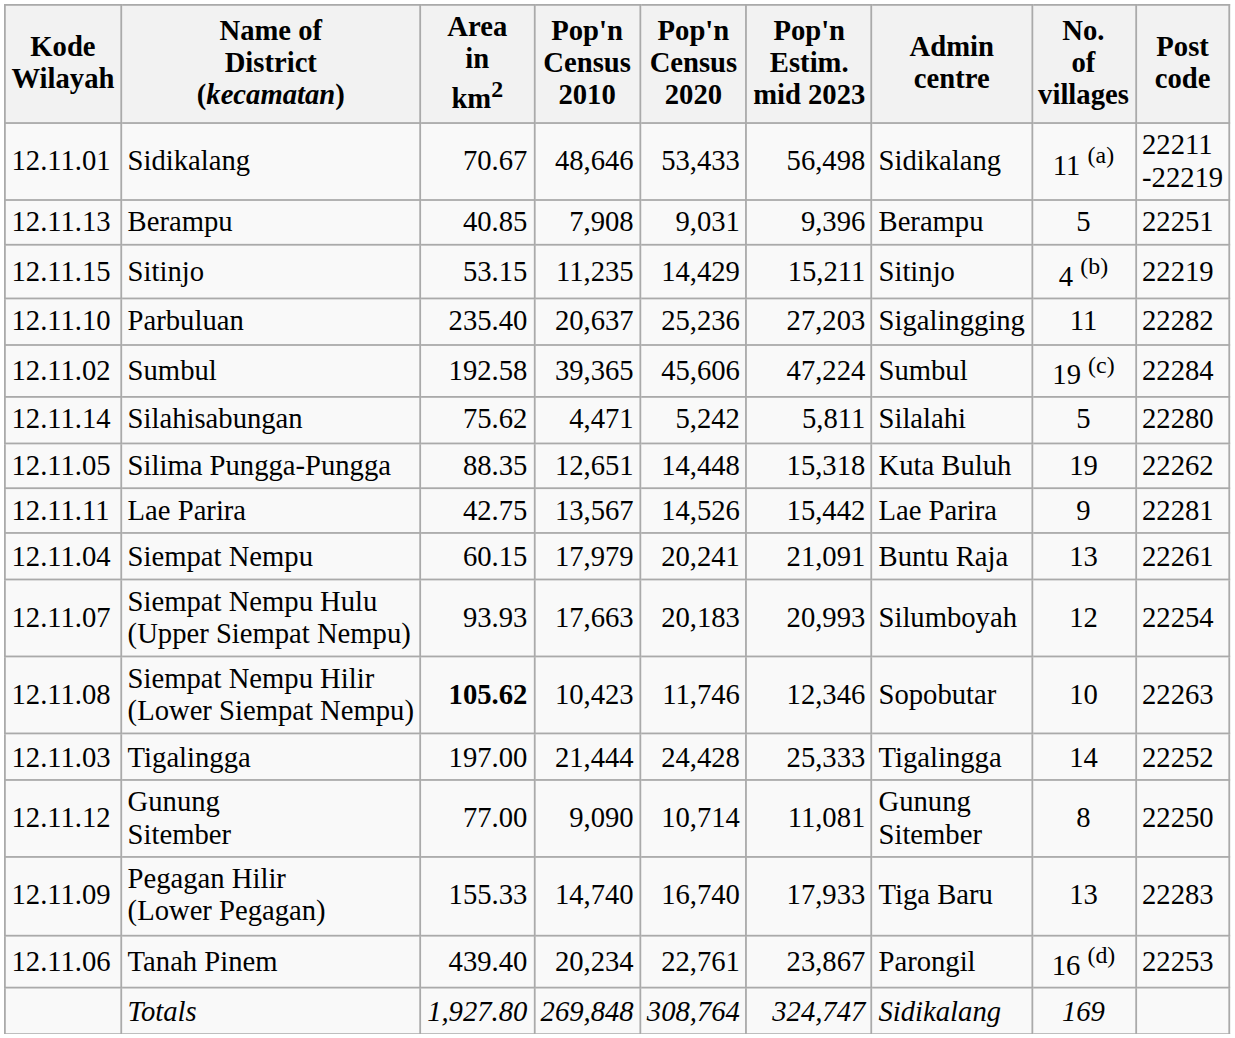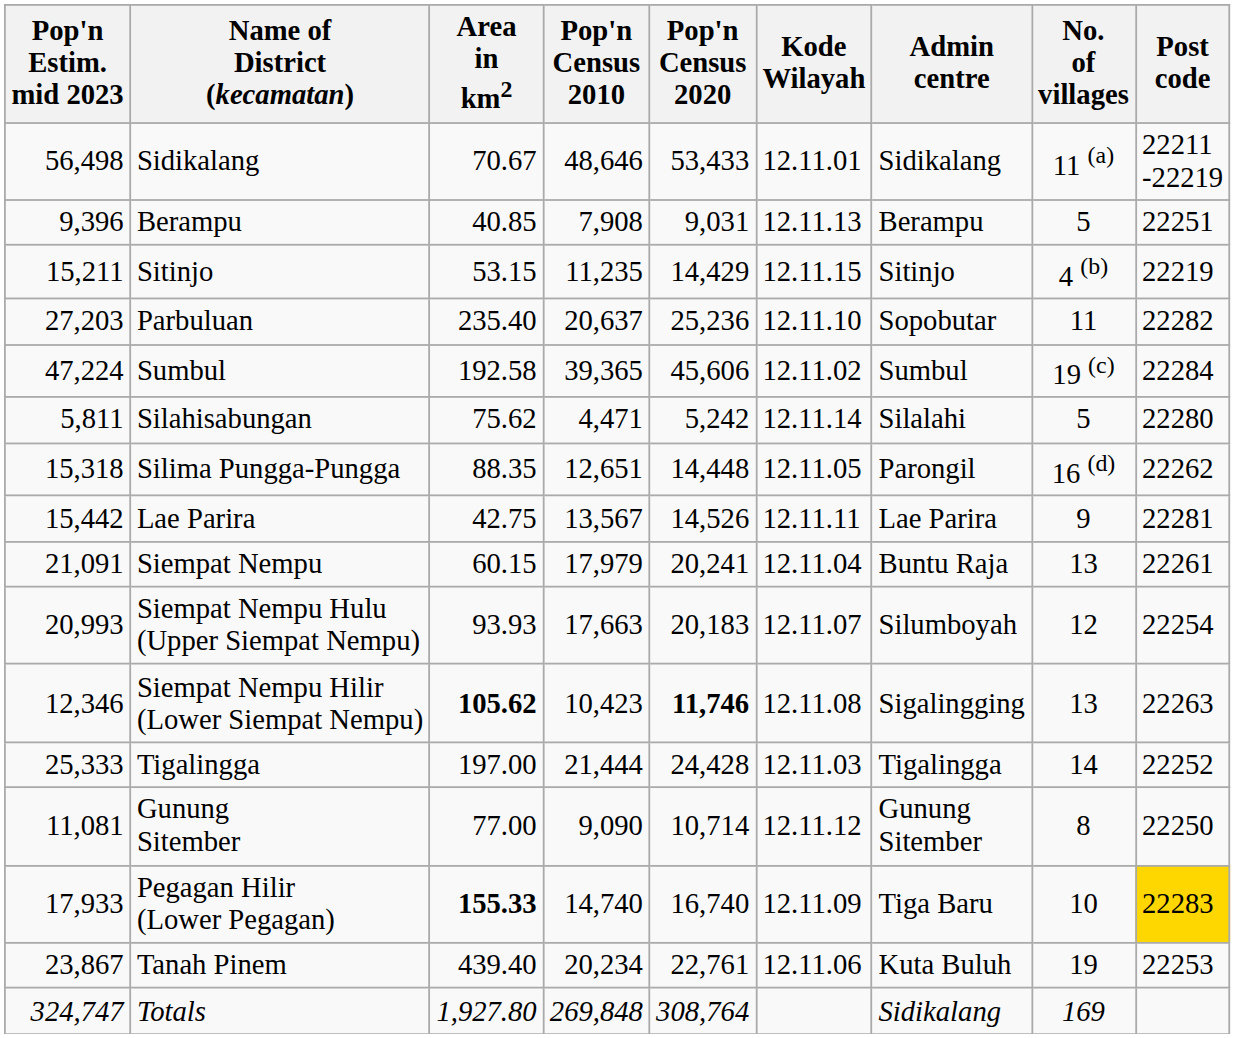columns swapped: (63, 63) <-> (809, 63)
(952, 321) Sigalingging -> (937, 321) Sopobutar
(945, 465) Kuta Buluh -> (927, 468) Parongil
(1083, 465) 19 -> (1083, 468) 16 (d)
(701, 695) normal -> (711, 702) bold
(937, 695) Sopobutar -> (952, 702) Sigalingging
(1083, 695) 10 -> (1083, 702) 13
(488, 895) normal -> (497, 903) bold
(1083, 895) 13 -> (1083, 903) 10
(1178, 895) no background -> (1178, 903) gold background
(927, 961) Parongil -> (945, 965) Kuta Buluh
(1083, 961) 16 (d) -> (1083, 965) 19
